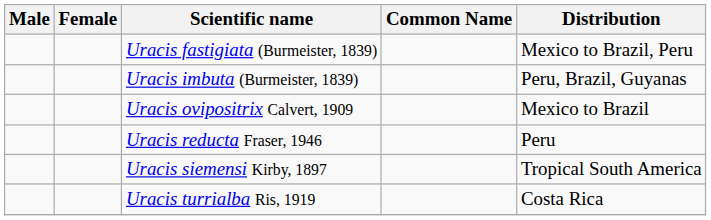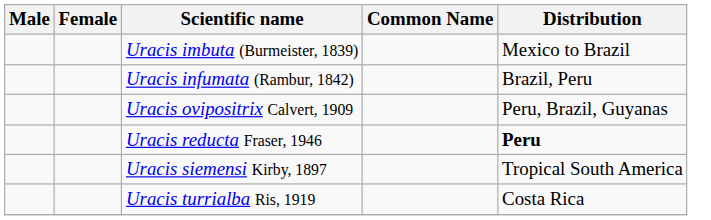- row: (252, 49)
(604, 79) Peru, Brazil, Guyanas -> (566, 49) Mexico to Brazil
+ row: (240, 79)
(585, 109) Mexico to Brazil -> (585, 109) Peru, Brazil, Guyanas
(538, 139) normal -> (521, 139) bold
